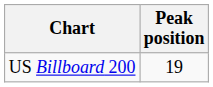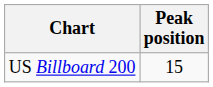(174, 67) 19 -> (174, 67) 15
